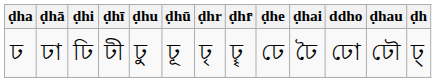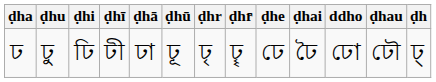columns swapped: (52, 16) <-> (145, 16)
